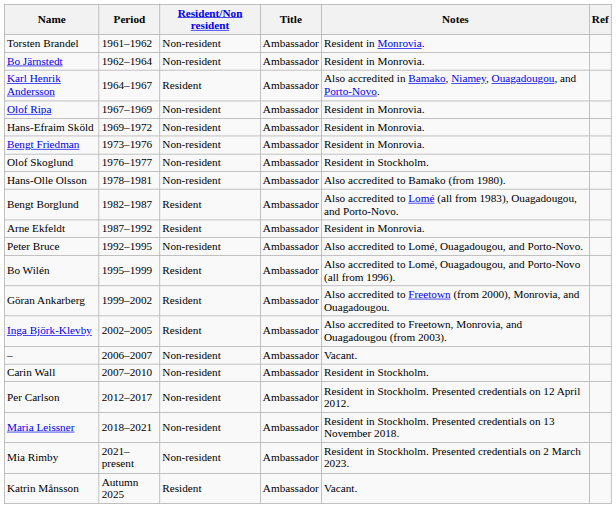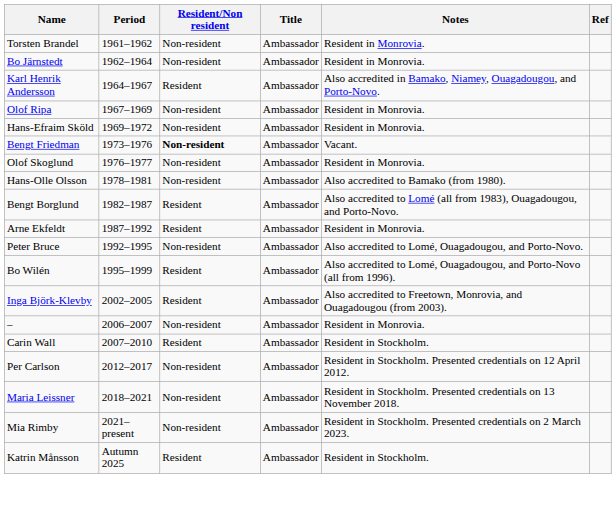(192, 145) normal -> (193, 145) bold
(374, 145) Resident in Monrovia. -> (341, 145) Vacant.
(376, 162) Resident in Stockholm. -> (374, 162) Resident in Monrovia.
- row: (46, 300)
(341, 355) Vacant. -> (374, 325) Resident in Monrovia.
(192, 373) Non-resident -> (182, 342) Resident
(341, 488) Vacant. -> (376, 457) Resident in Stockholm.
